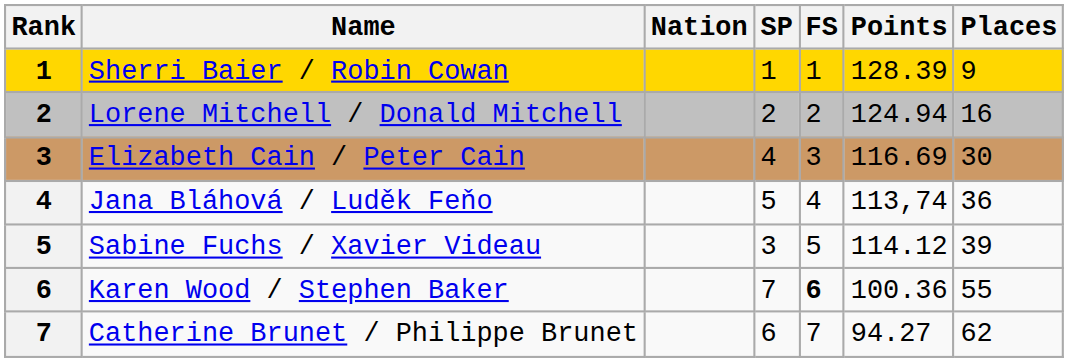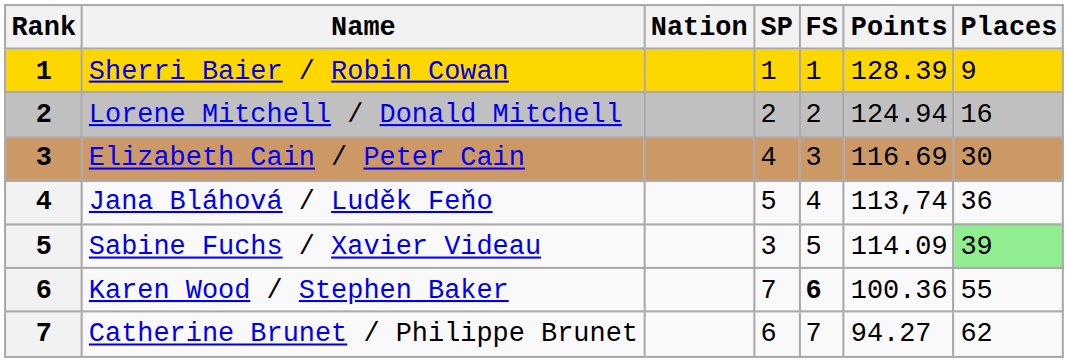(899, 246) 114.12 -> (899, 246) 114.09
(977, 246) no background -> (977, 246) lightgreen background
